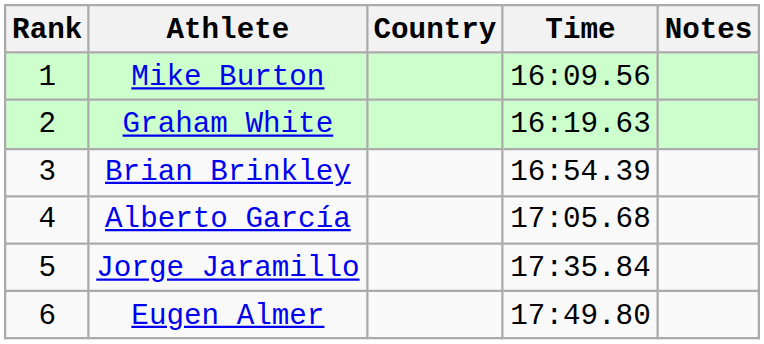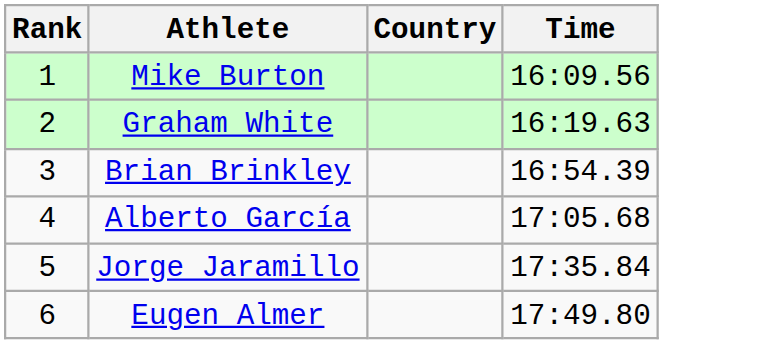- column: (709, 29)
